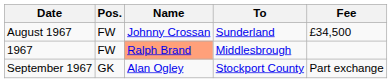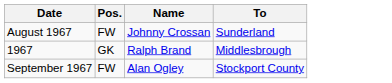- column: (347, 13)
(106, 50) FW -> (106, 50) GK
(159, 50) lightsalmon background -> (159, 50) no background
(106, 68) GK -> (106, 68) FW
